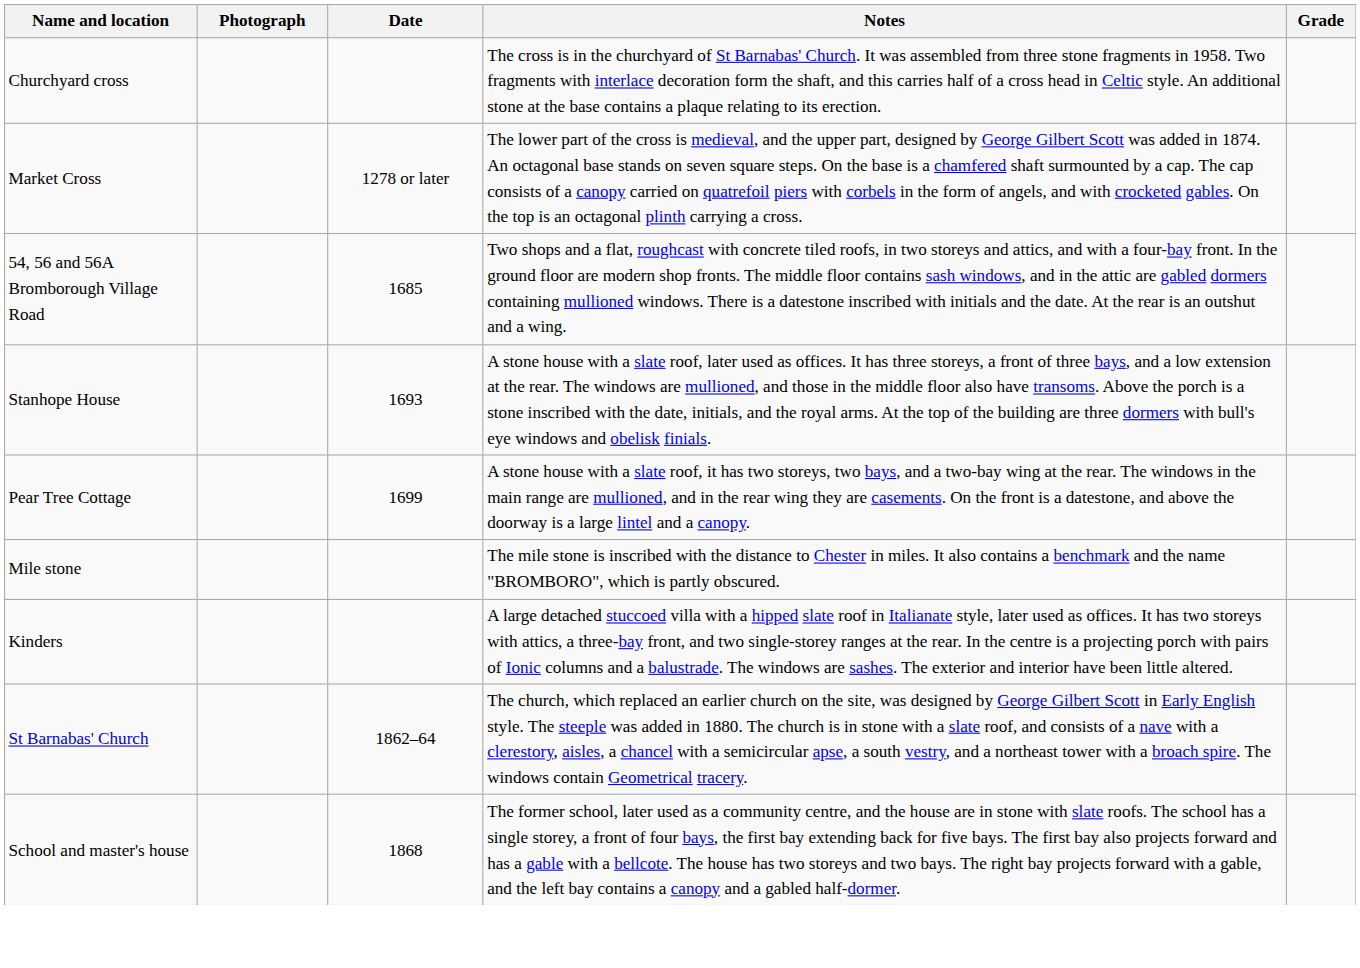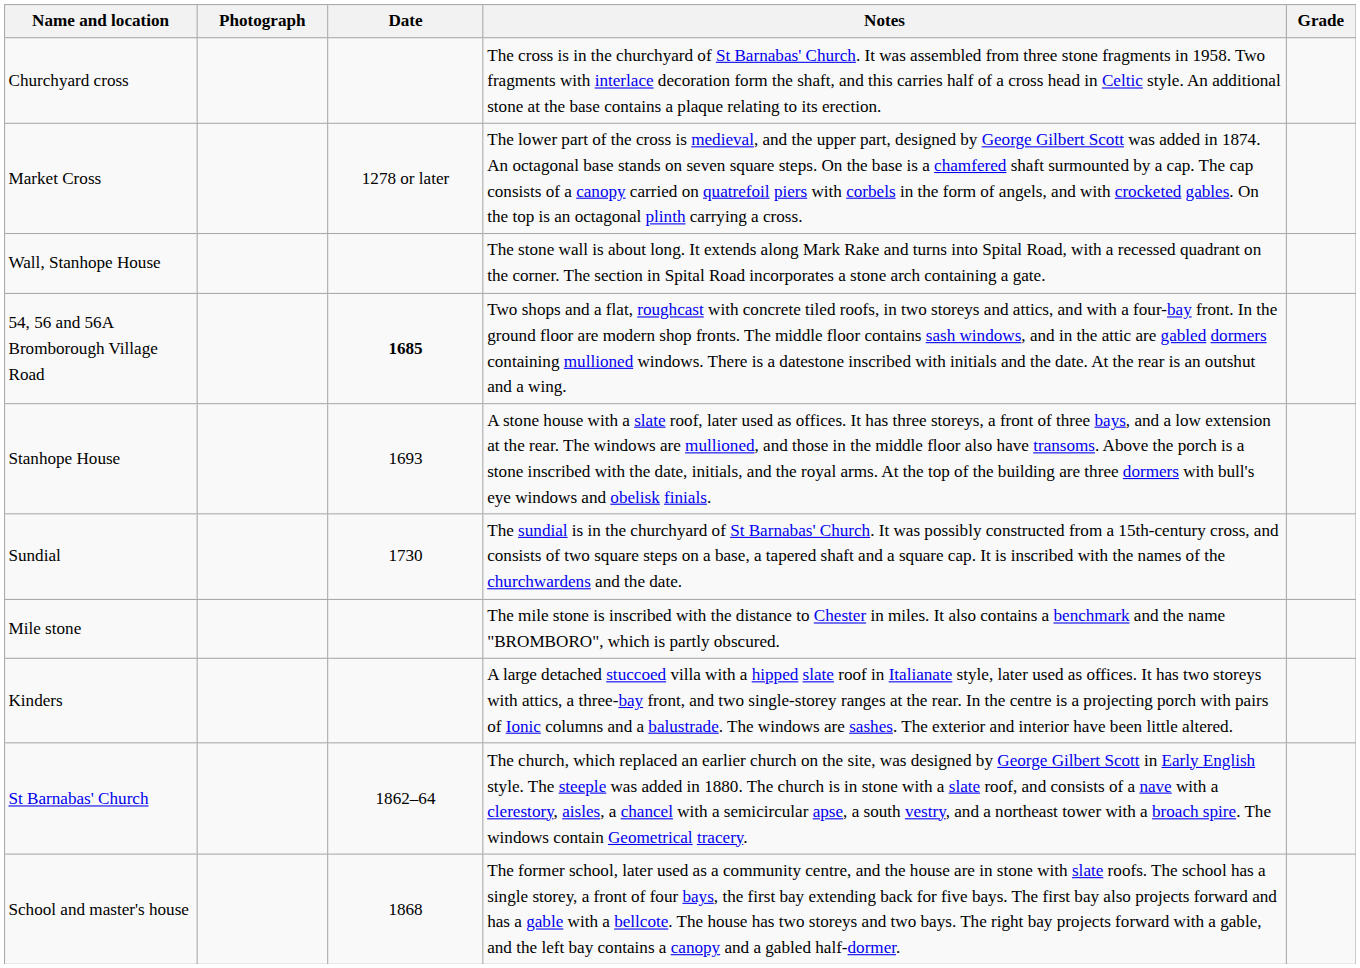+ row: (85, 263)
(406, 288) normal -> (406, 348) bold
- row: (70, 497)
+ row: (35, 556)
